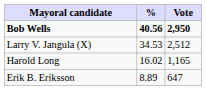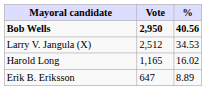columns swapped: (183, 12) <-> (151, 12)
